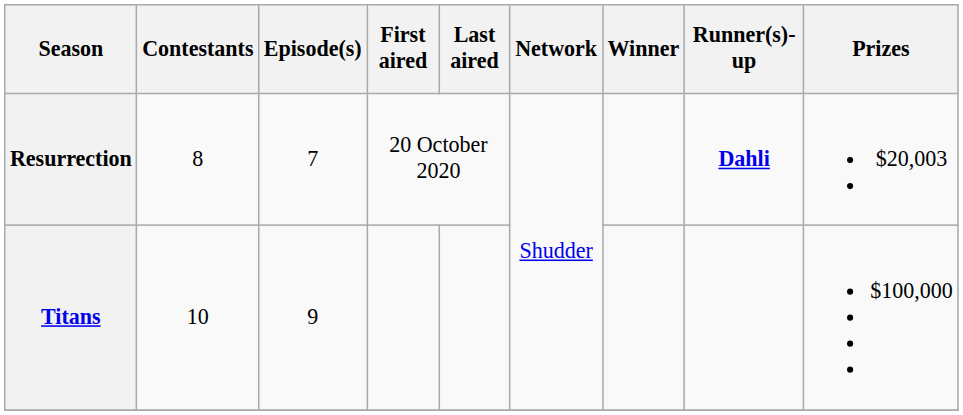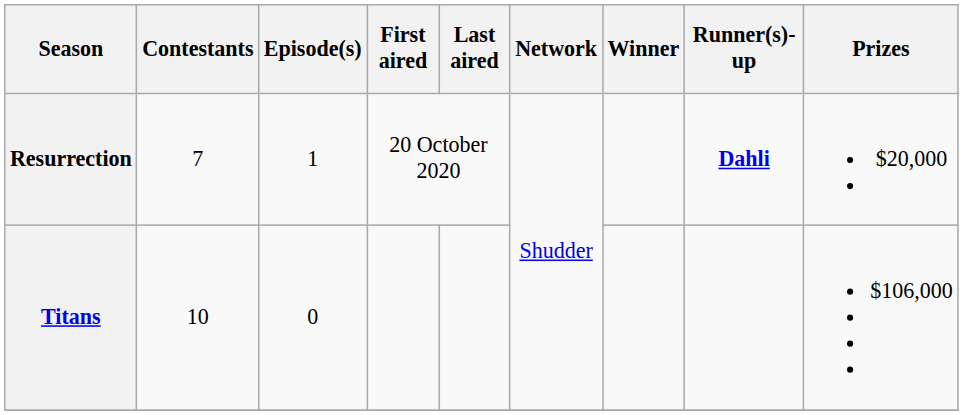(198, 159) 8 -> (198, 159) 7
(313, 159) 7 -> (313, 159) 1
(881, 172) $20,003 -> (881, 172) $20,000
(313, 317) 9 -> (313, 317) 0
(881, 331) $100,000 -> (881, 331) $106,000
